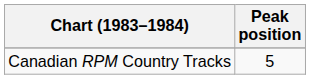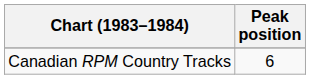(270, 61) 5 -> (270, 61) 6
